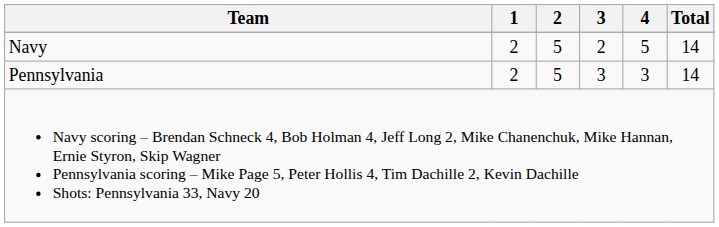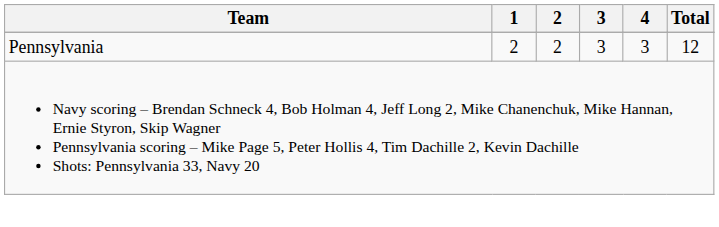- row: (28, 46)
(558, 74) 5 -> (558, 46) 2
(690, 74) 14 -> (690, 46) 12
